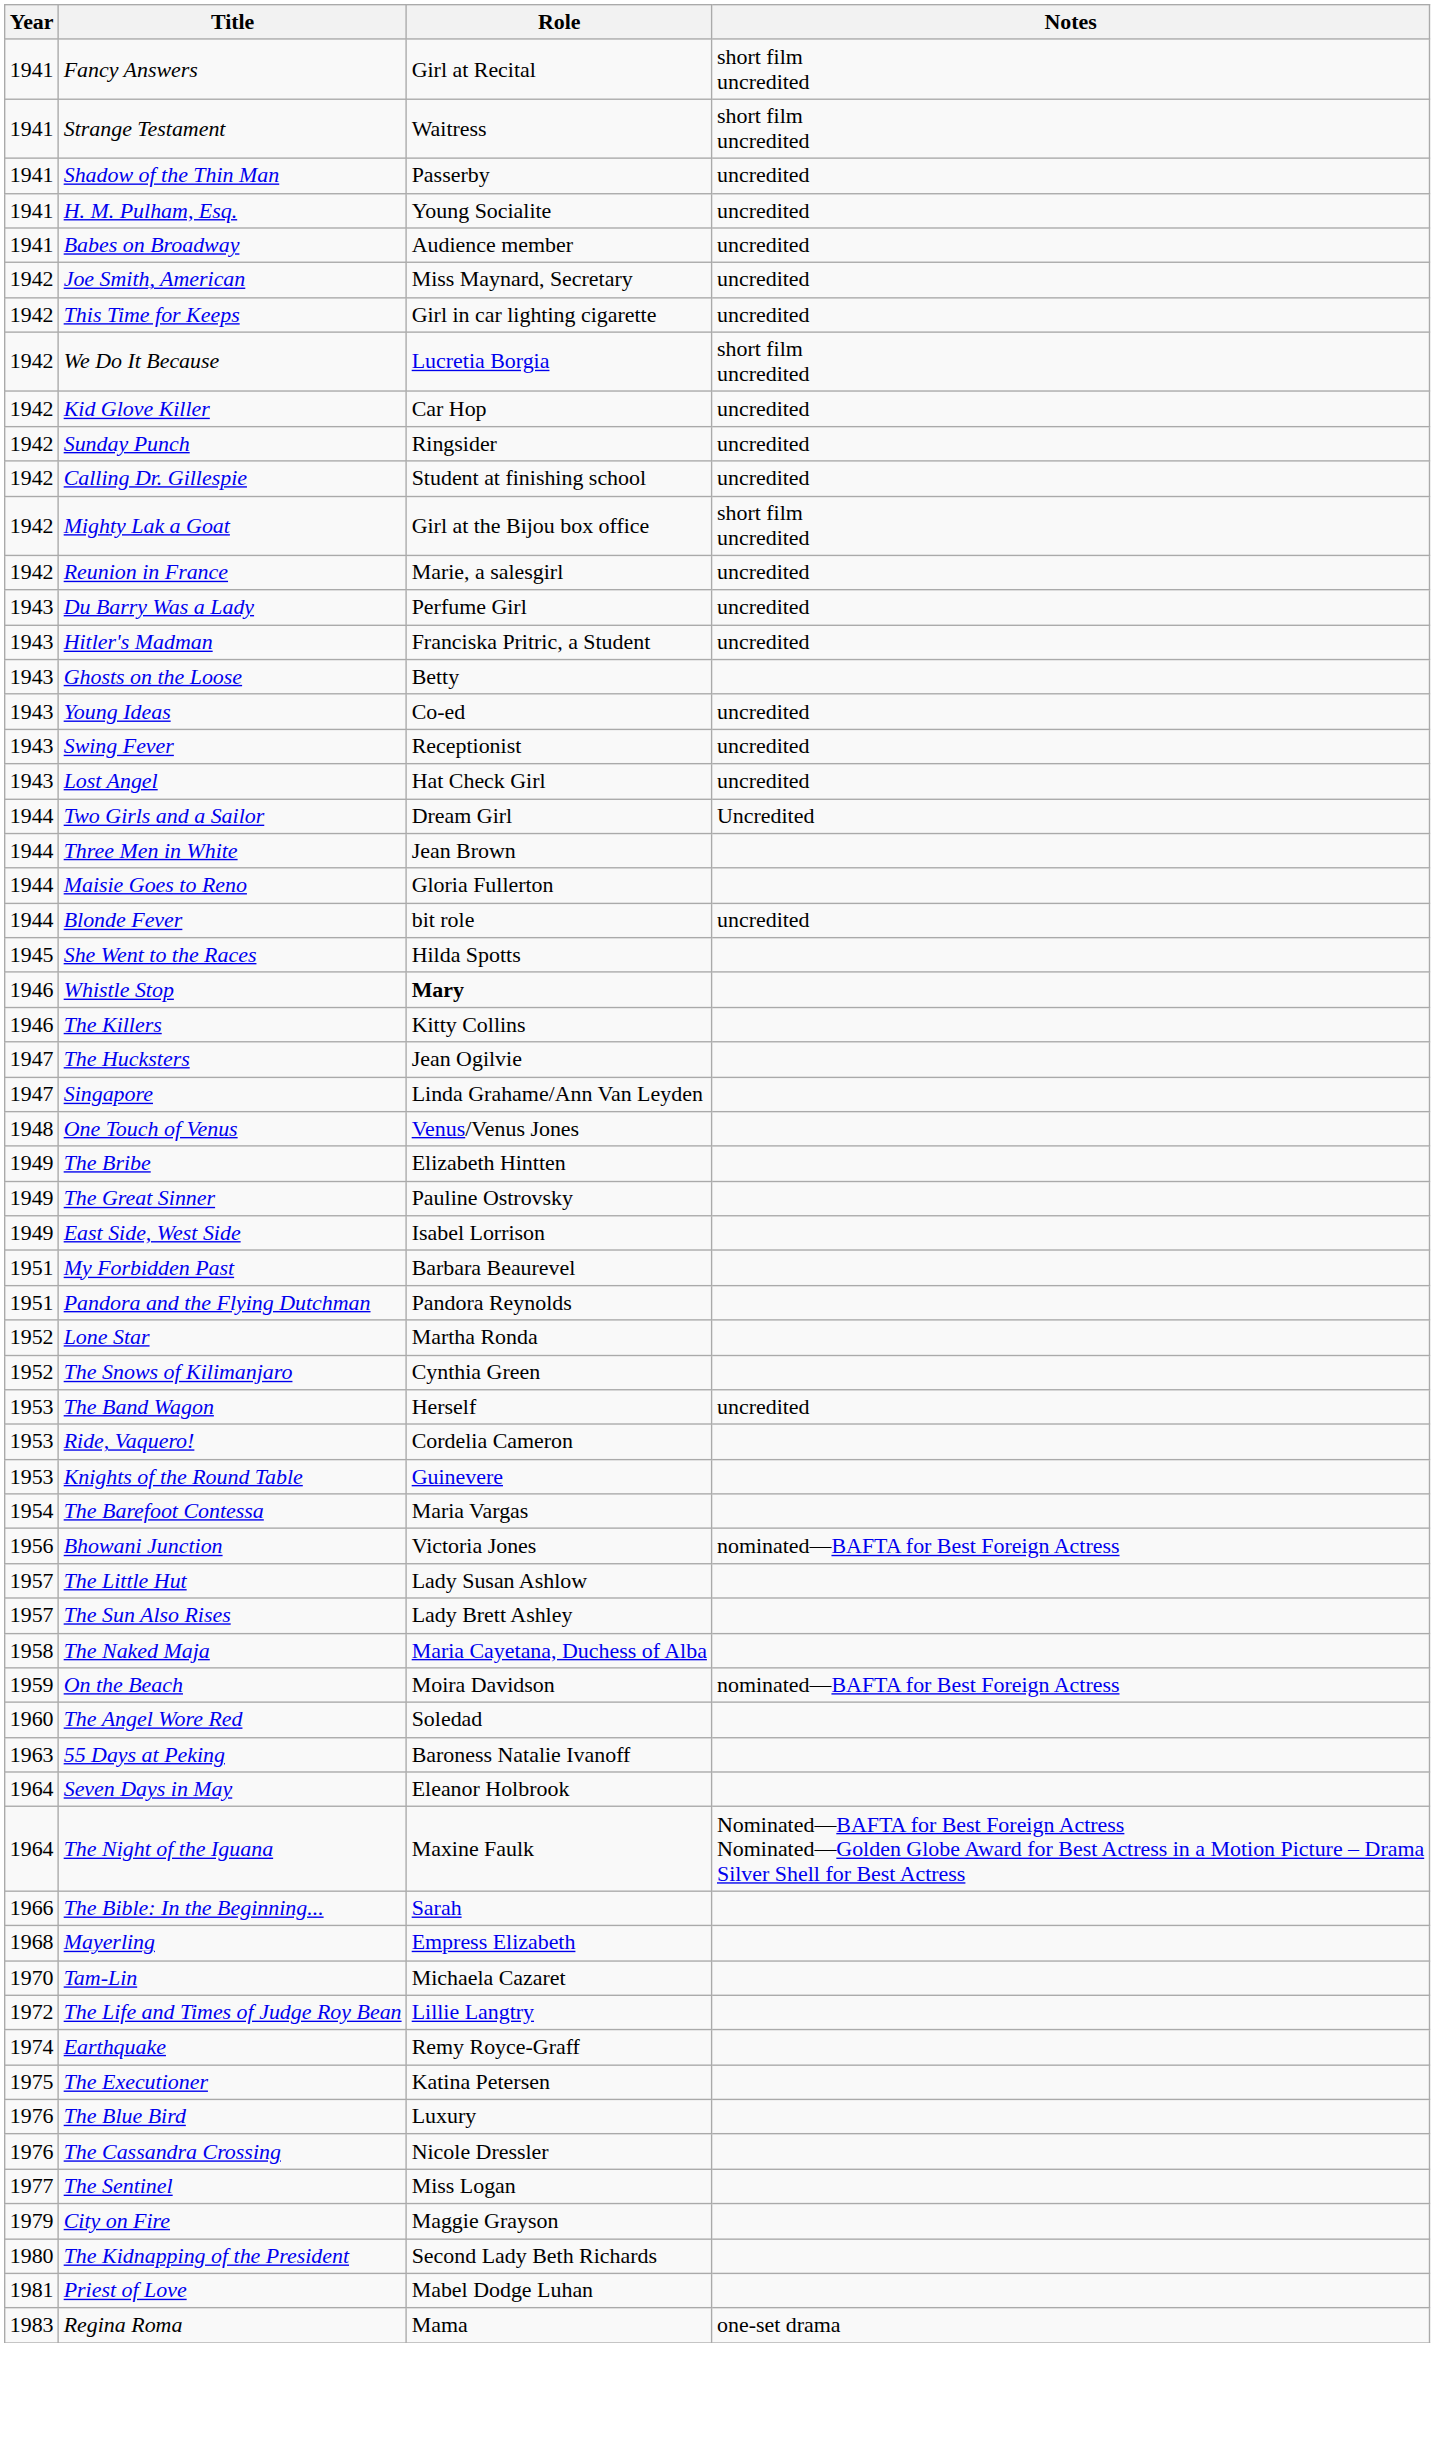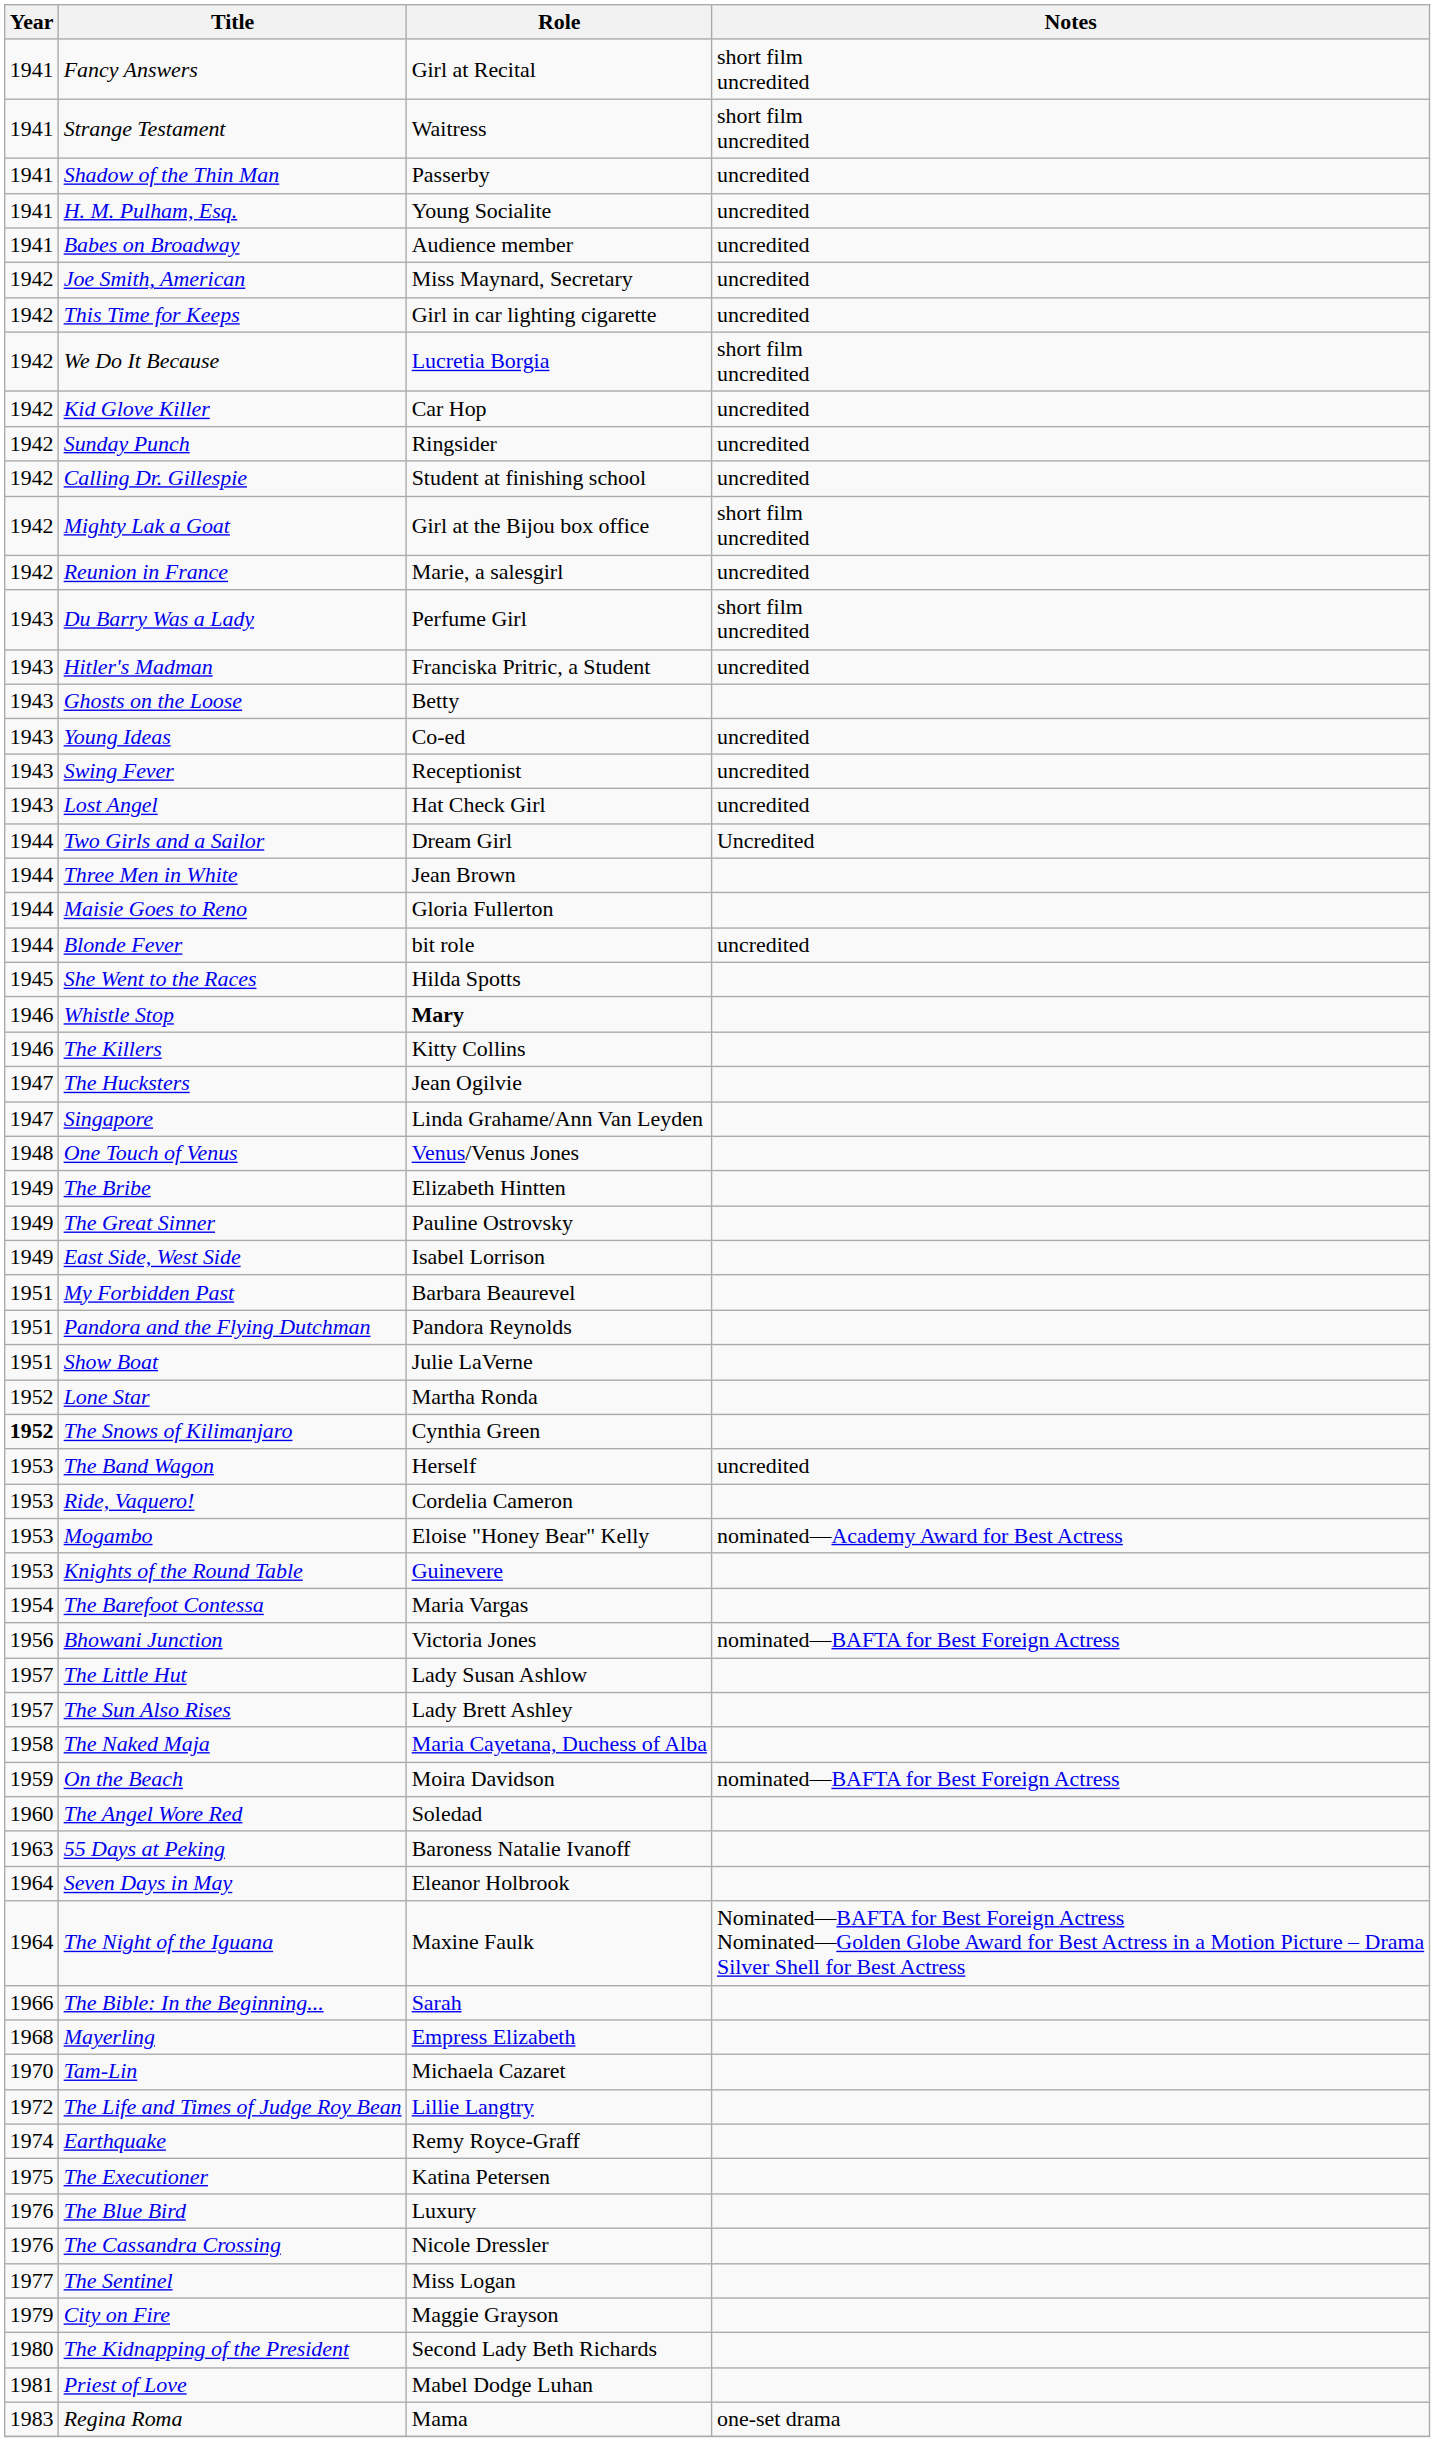(763, 607) uncredited -> (763, 619) short film uncredited
+ row: (111, 1361)
(32, 1372) normal -> (32, 1431) bold
+ row: (108, 1535)
